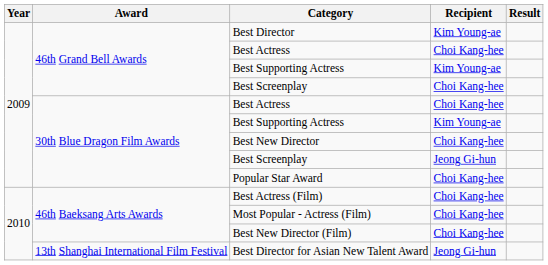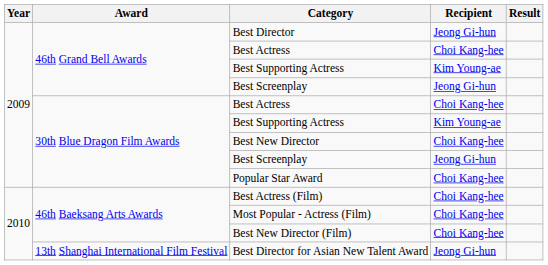(467, 31) Kim Young-ae -> (465, 31) Jeong Gi-hun
(469, 86) Choi Kang-hee -> (465, 86) Jeong Gi-hun
